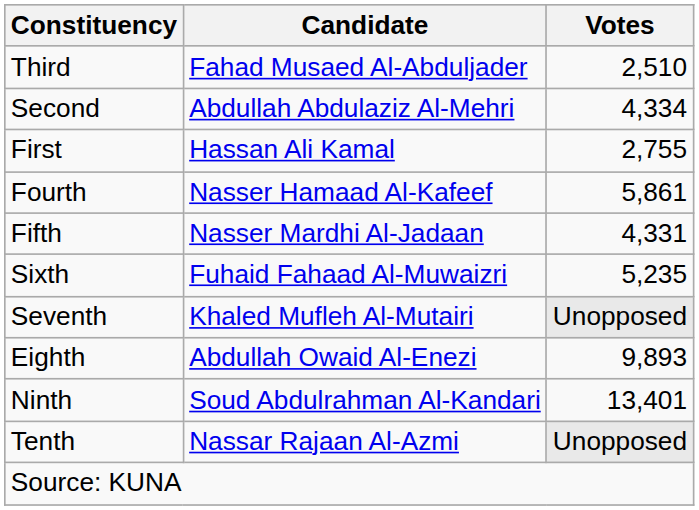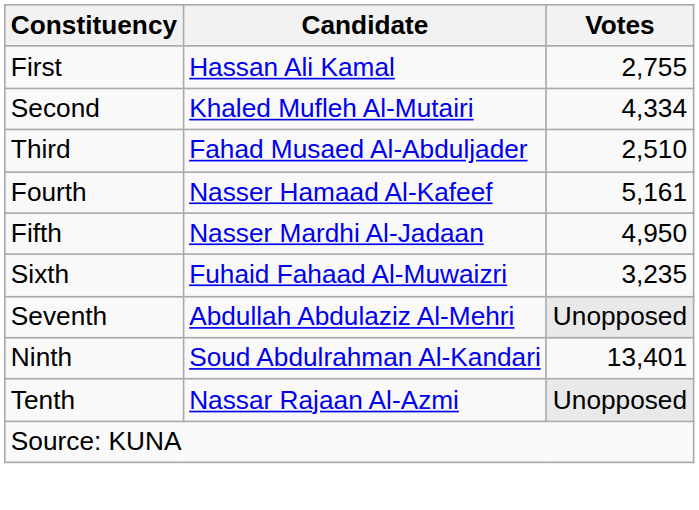rows swapped: (36, 150) <-> (41, 66)
(352, 108) Abdullah Abdulaziz Al-Mehri -> (331, 108) Khaled Mufleh Al-Mutairi
(654, 191) 5,861 -> (654, 191) 5,161
(654, 233) 4,331 -> (654, 233) 4,950
(654, 274) 5,235 -> (654, 274) 3,235
(331, 316) Khaled Mufleh Al-Mutairi -> (352, 316) Abdullah Abdulaziz Al-Mehri
- row: (48, 358)
